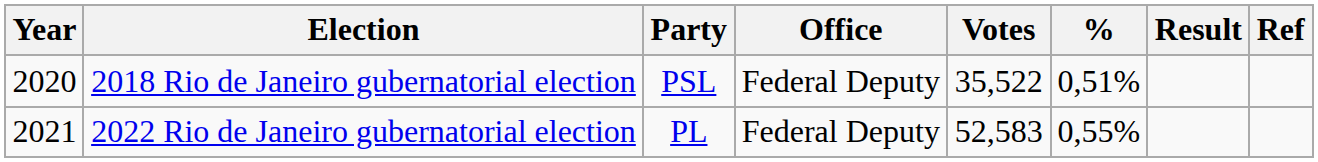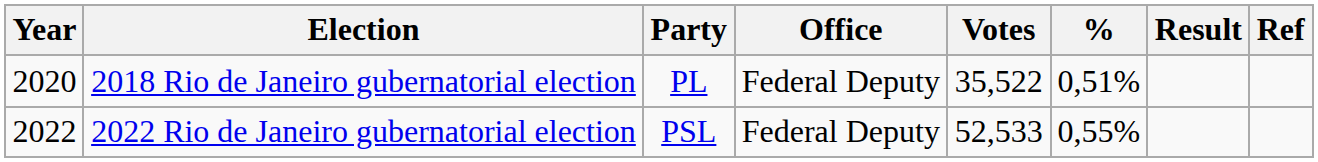(689, 80) PSL -> (689, 80) PL
(44, 131) 2021 -> (44, 131) 2022
(689, 131) PL -> (689, 131) PSL
(999, 131) 52,583 -> (999, 131) 52,533
